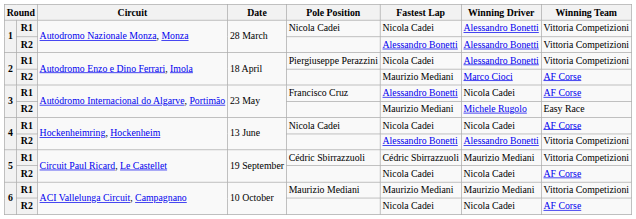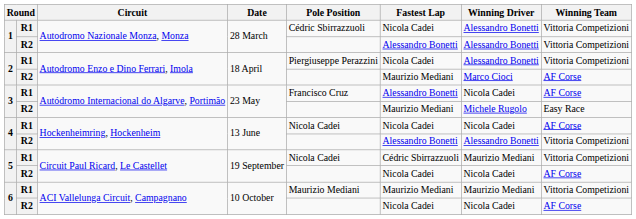(314, 28) Nicola Cadei -> (327, 28) Cédric Sbirrazzuoli
(327, 157) Cédric Sbirrazzuoli -> (314, 157) Nicola Cadei
